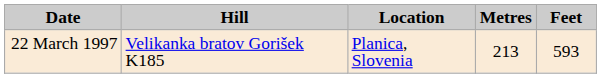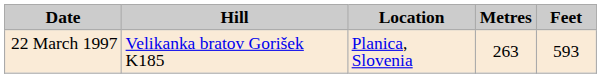(506, 51) 213 -> (506, 51) 263
